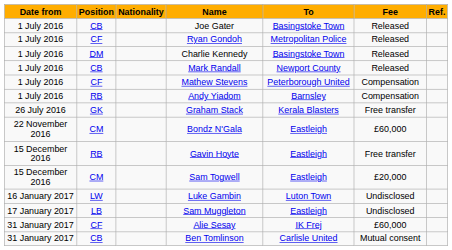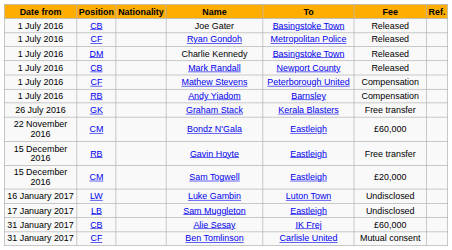(96, 225) CF -> (96, 225) CB
(96, 239) CB -> (96, 239) CF
